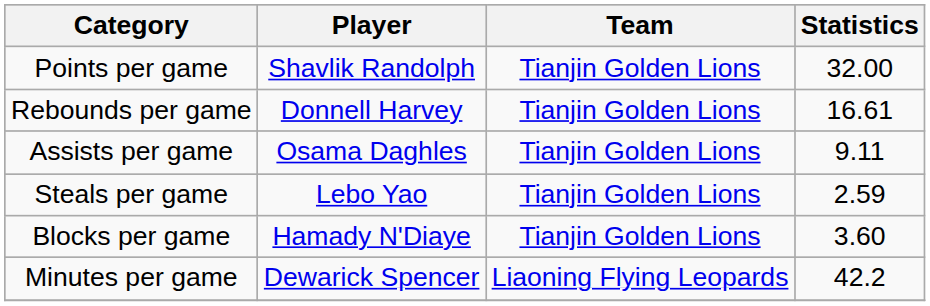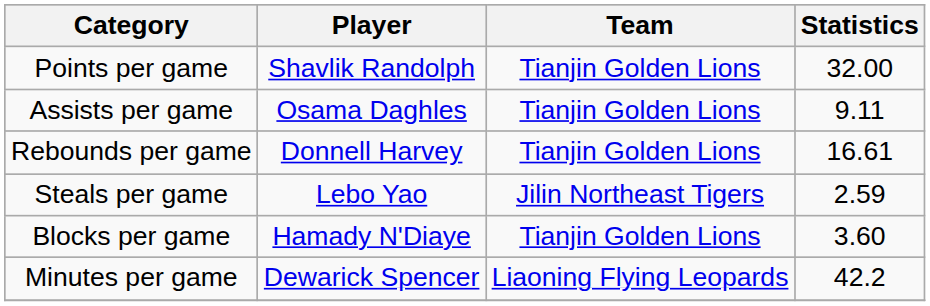rows swapped: (131, 109) <-> (131, 151)
(640, 194) Tianjin Golden Lions -> (640, 194) Jilin Northeast Tigers
